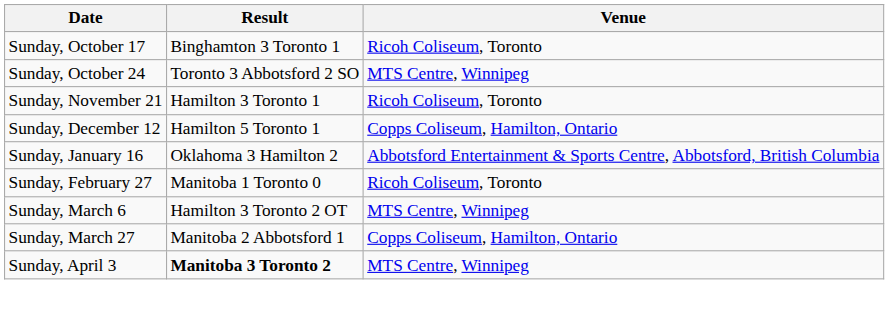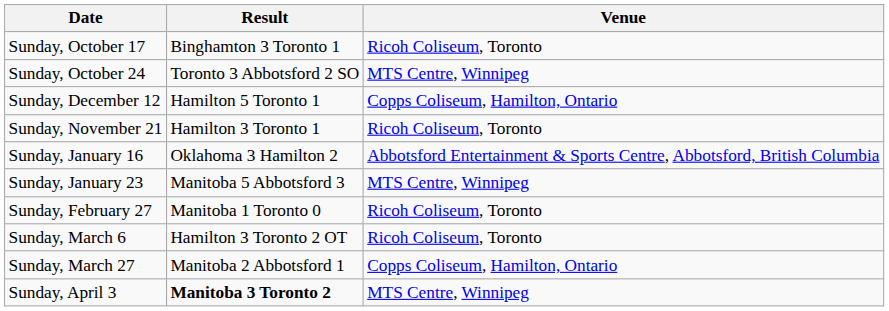rows swapped: (85, 100) <-> (85, 127)
+ row: (76, 182)
(448, 210) MTS Centre, Winnipeg -> (455, 237) Ricoh Coliseum, Toronto
